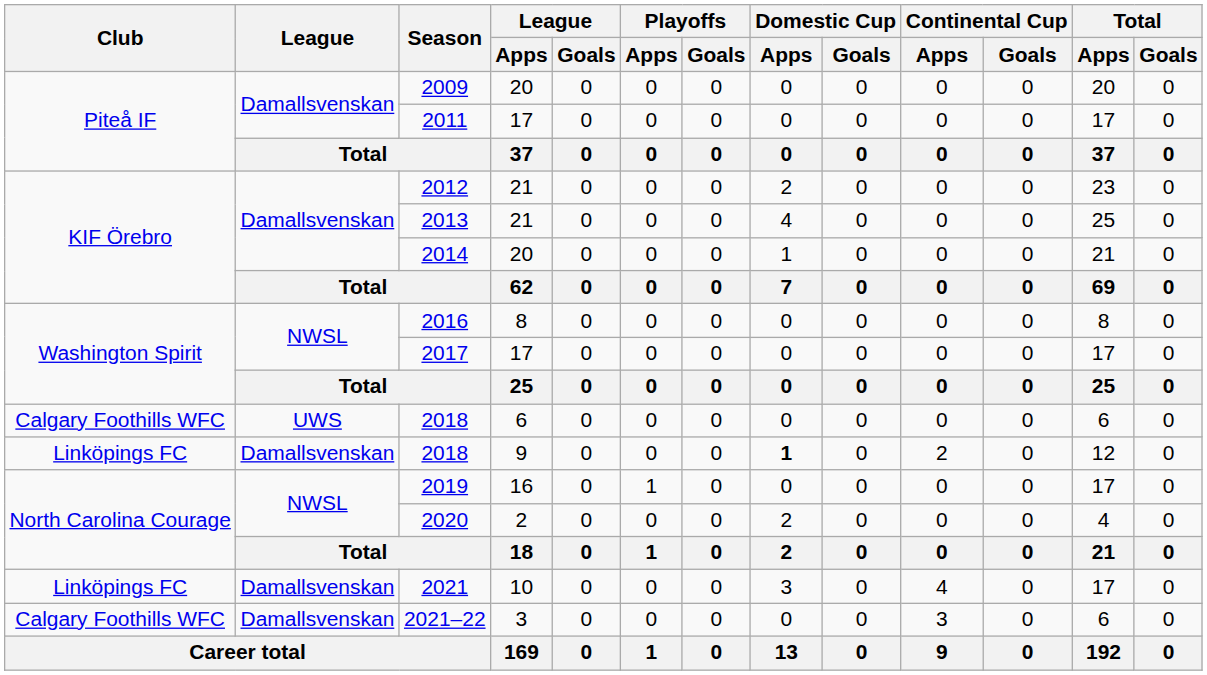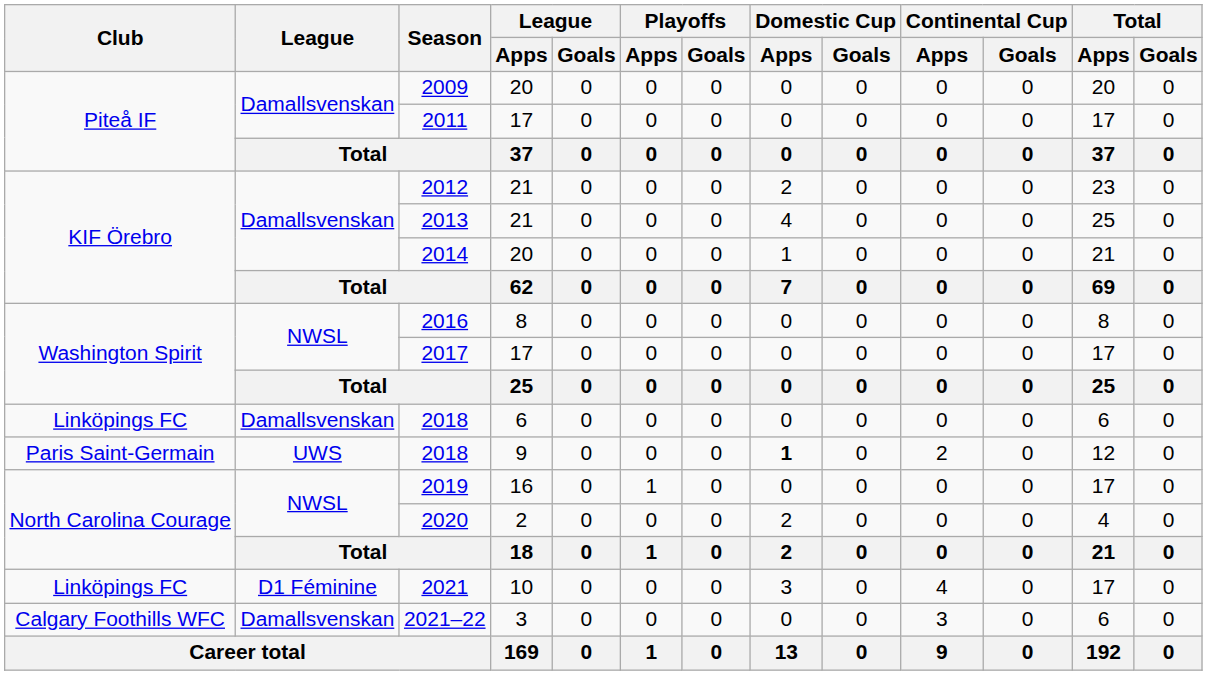(120, 420) Calgary Foothills WFC -> (120, 420) Linköpings FC
(317, 420) UWS -> (317, 420) Damallsvenskan
(120, 453) Linköpings FC -> (120, 453) Paris Saint-Germain
(317, 453) Damallsvenskan -> (317, 453) UWS
(317, 586) Damallsvenskan -> (317, 586) D1 Féminine
